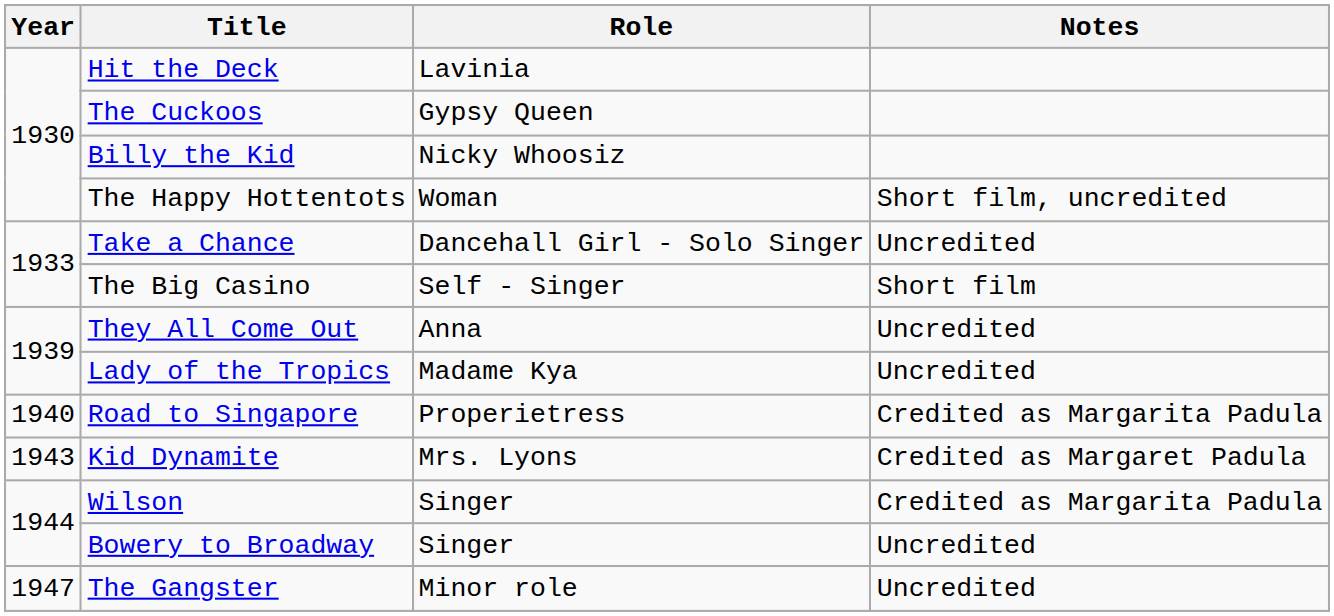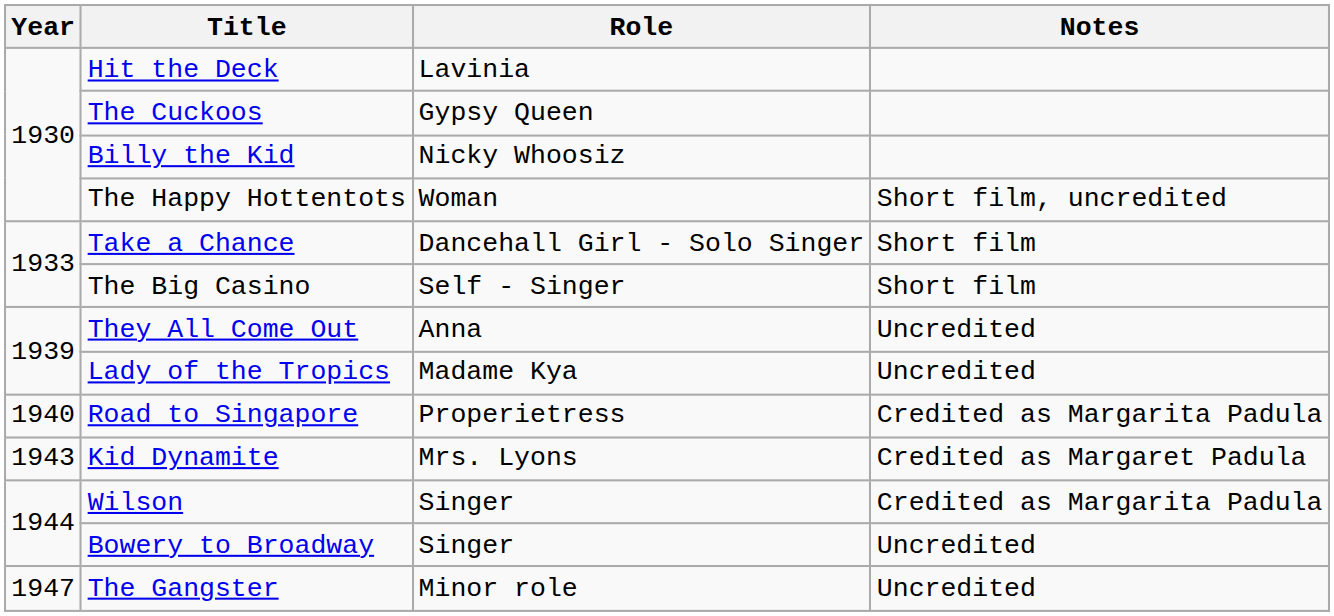(956, 243) Uncredited -> (956, 243) Short film
